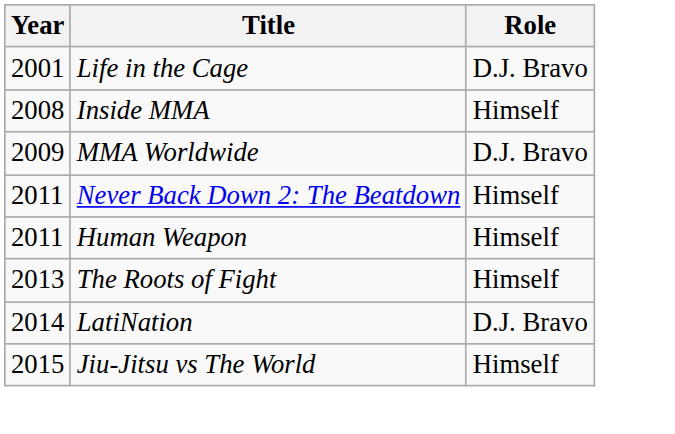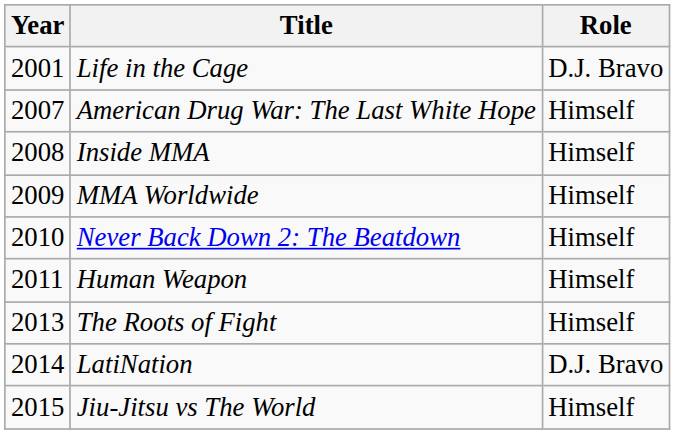+ row: (306, 110)
(530, 152) D.J. Bravo -> (591, 195) Himself
(37, 195) 2011 -> (38, 237) 2010
